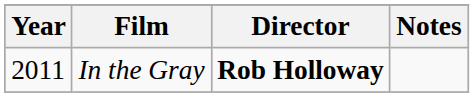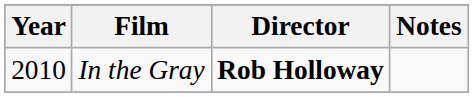(38, 69) 2011 -> (39, 69) 2010
